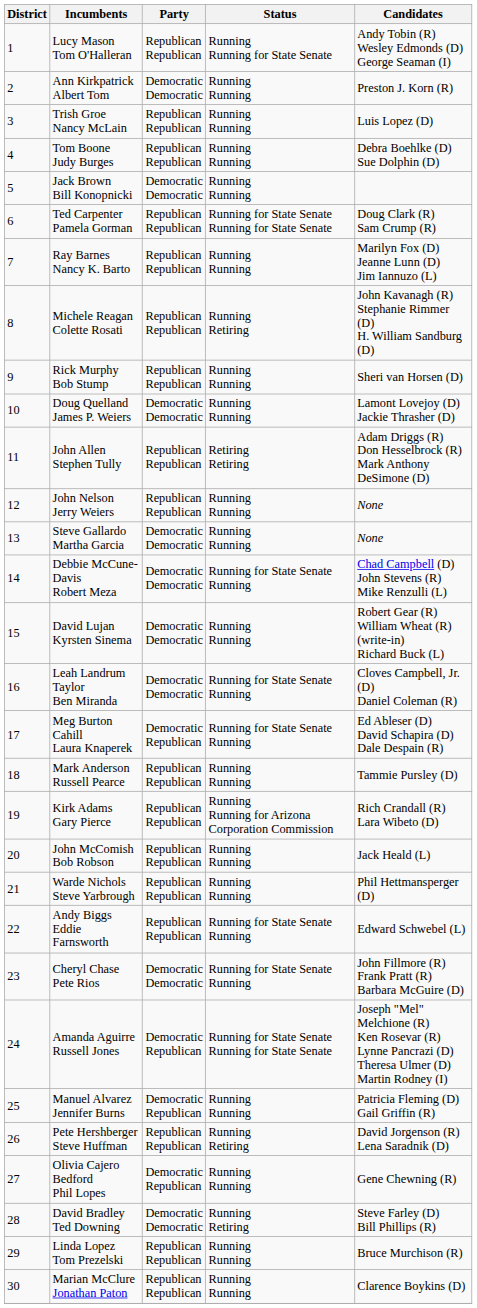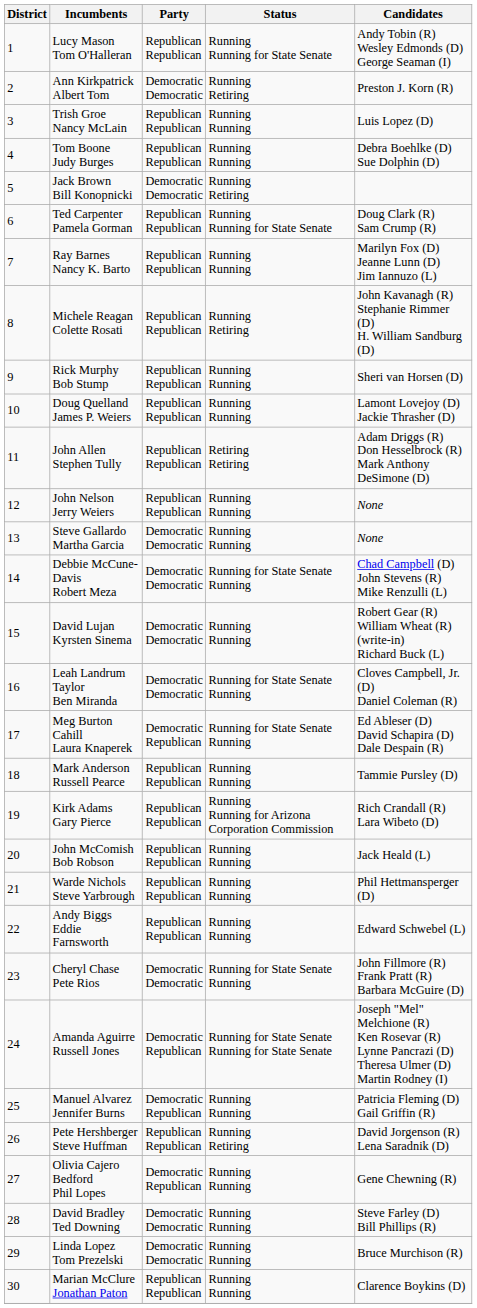(230, 87) Running Running -> (230, 87) Running Retiring
(230, 188) Running Running -> (230, 188) Running Retiring
(270, 221) Running for State Senate Running for State Senate -> (270, 221) Running Running for State Senate
(174, 410) Democratic Democratic -> (173, 410) Republican Republican
(270, 929) Running for State Senate Running -> (230, 929) Running Running
(230, 1219) Running Retiring -> (230, 1219) Running Running
(173, 1253) Republican Republican -> (174, 1253) Democratic Democratic
